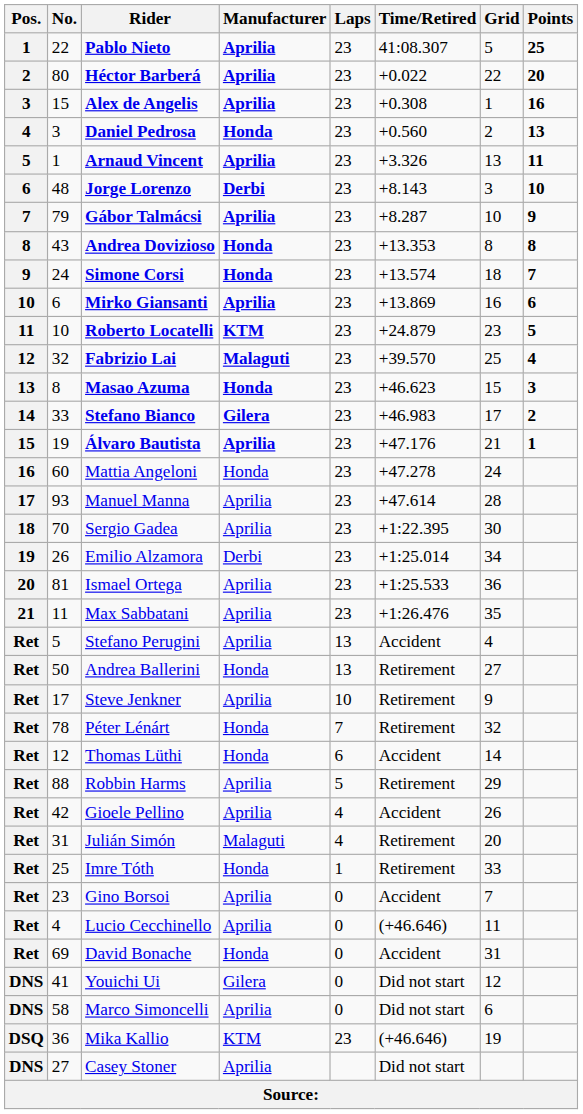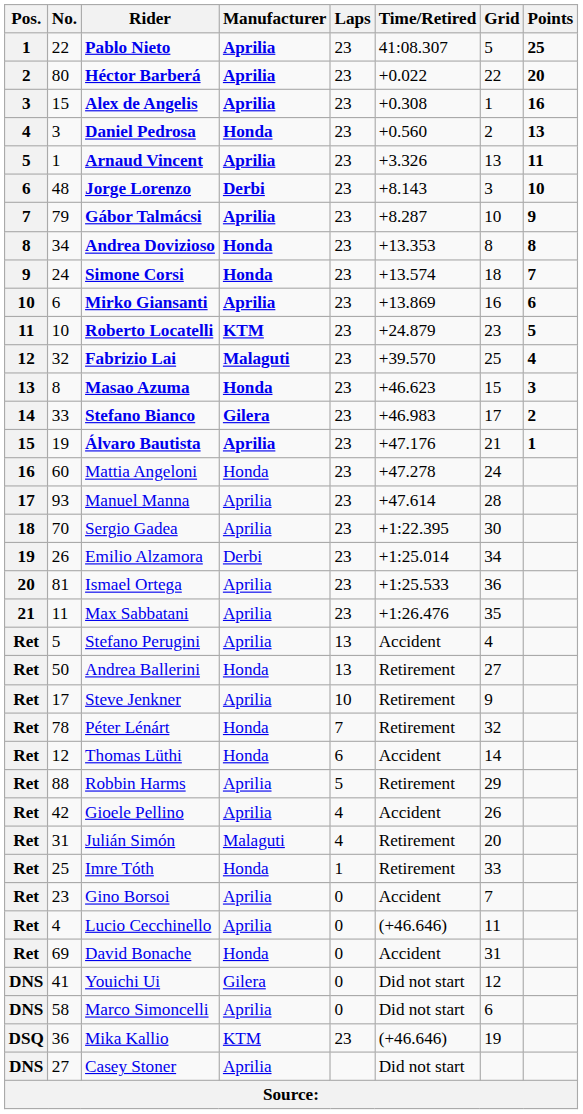(60, 245) 43 -> (60, 245) 34
